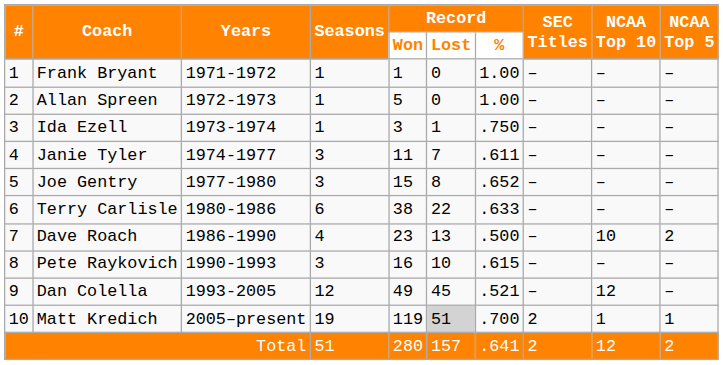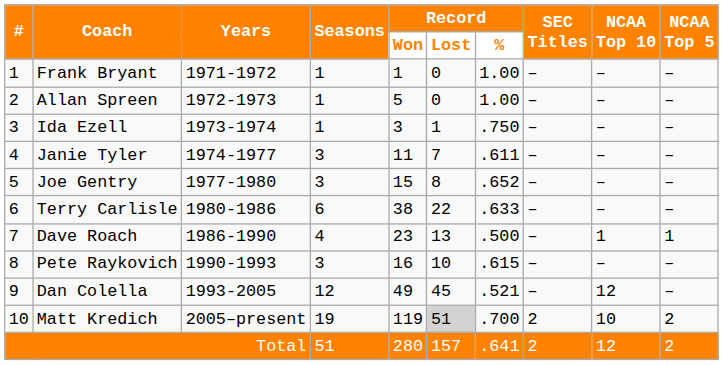(606, 237) 10 -> (601, 237) 1
(669, 237) 2 -> (669, 237) 1
(601, 319) 1 -> (606, 319) 10
(669, 319) 1 -> (669, 319) 2
